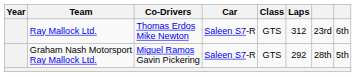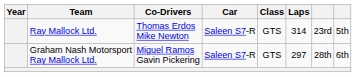(299, 31) 312 -> (299, 31) 314
(342, 31) 6th -> (342, 31) 5th
(299, 56) 292 -> (299, 56) 297
(342, 56) 5th -> (342, 56) 6th
